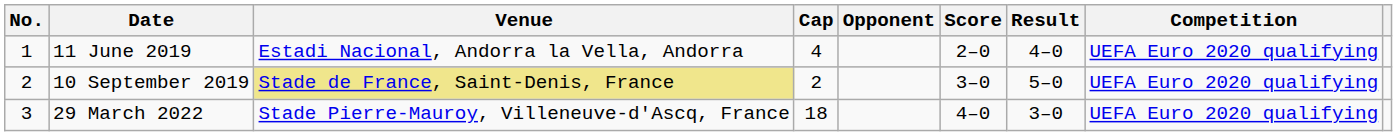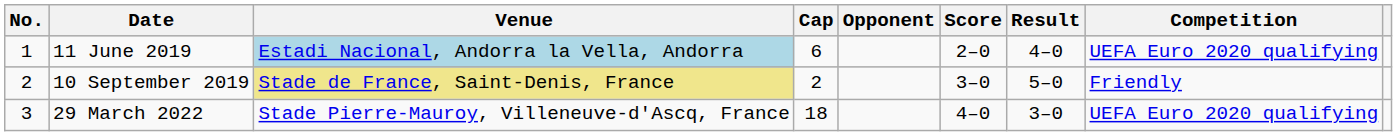(501, 52) no background -> (501, 52) lightblue background
(816, 52) 4 -> (816, 52) 6
(1234, 83) UEFA Euro 2020 qualifying -> (1136, 83) Friendly
